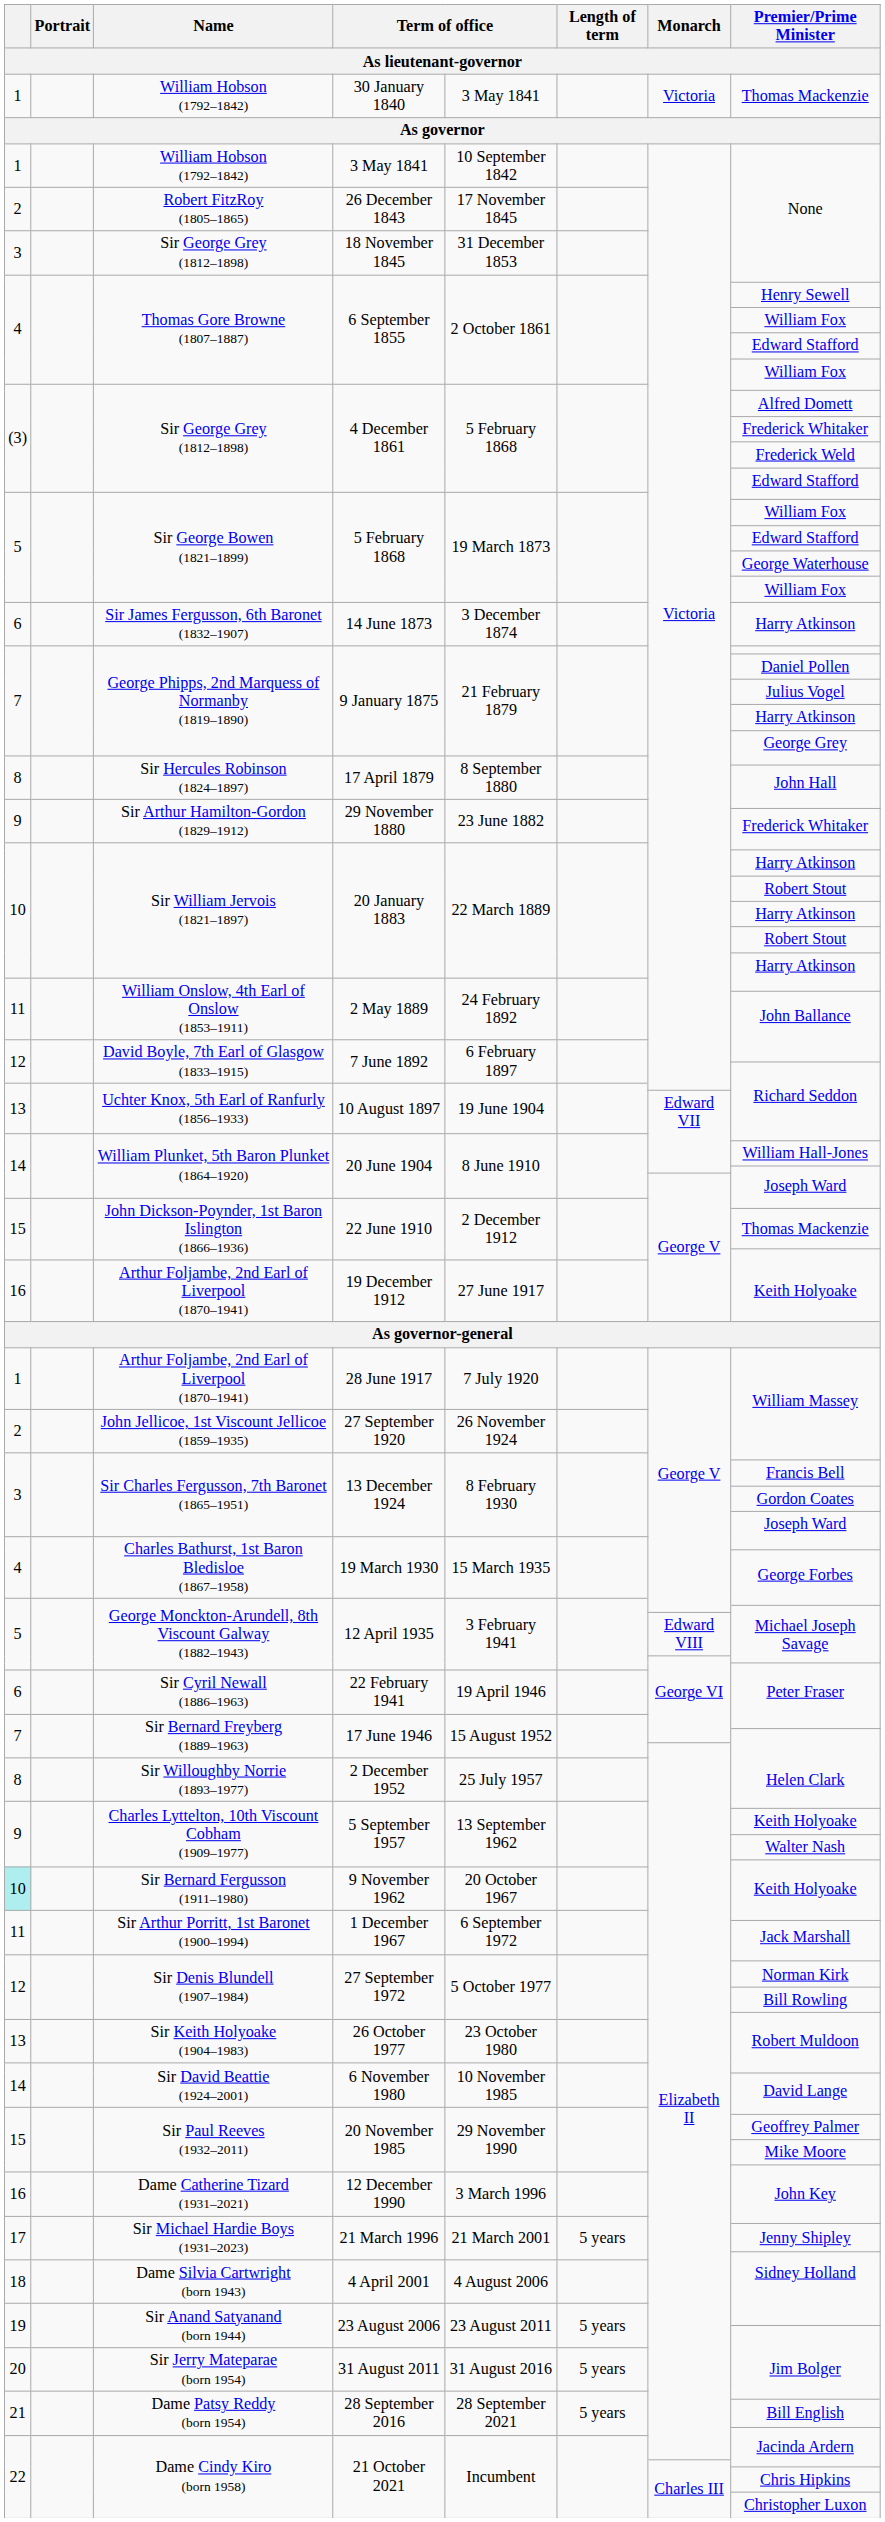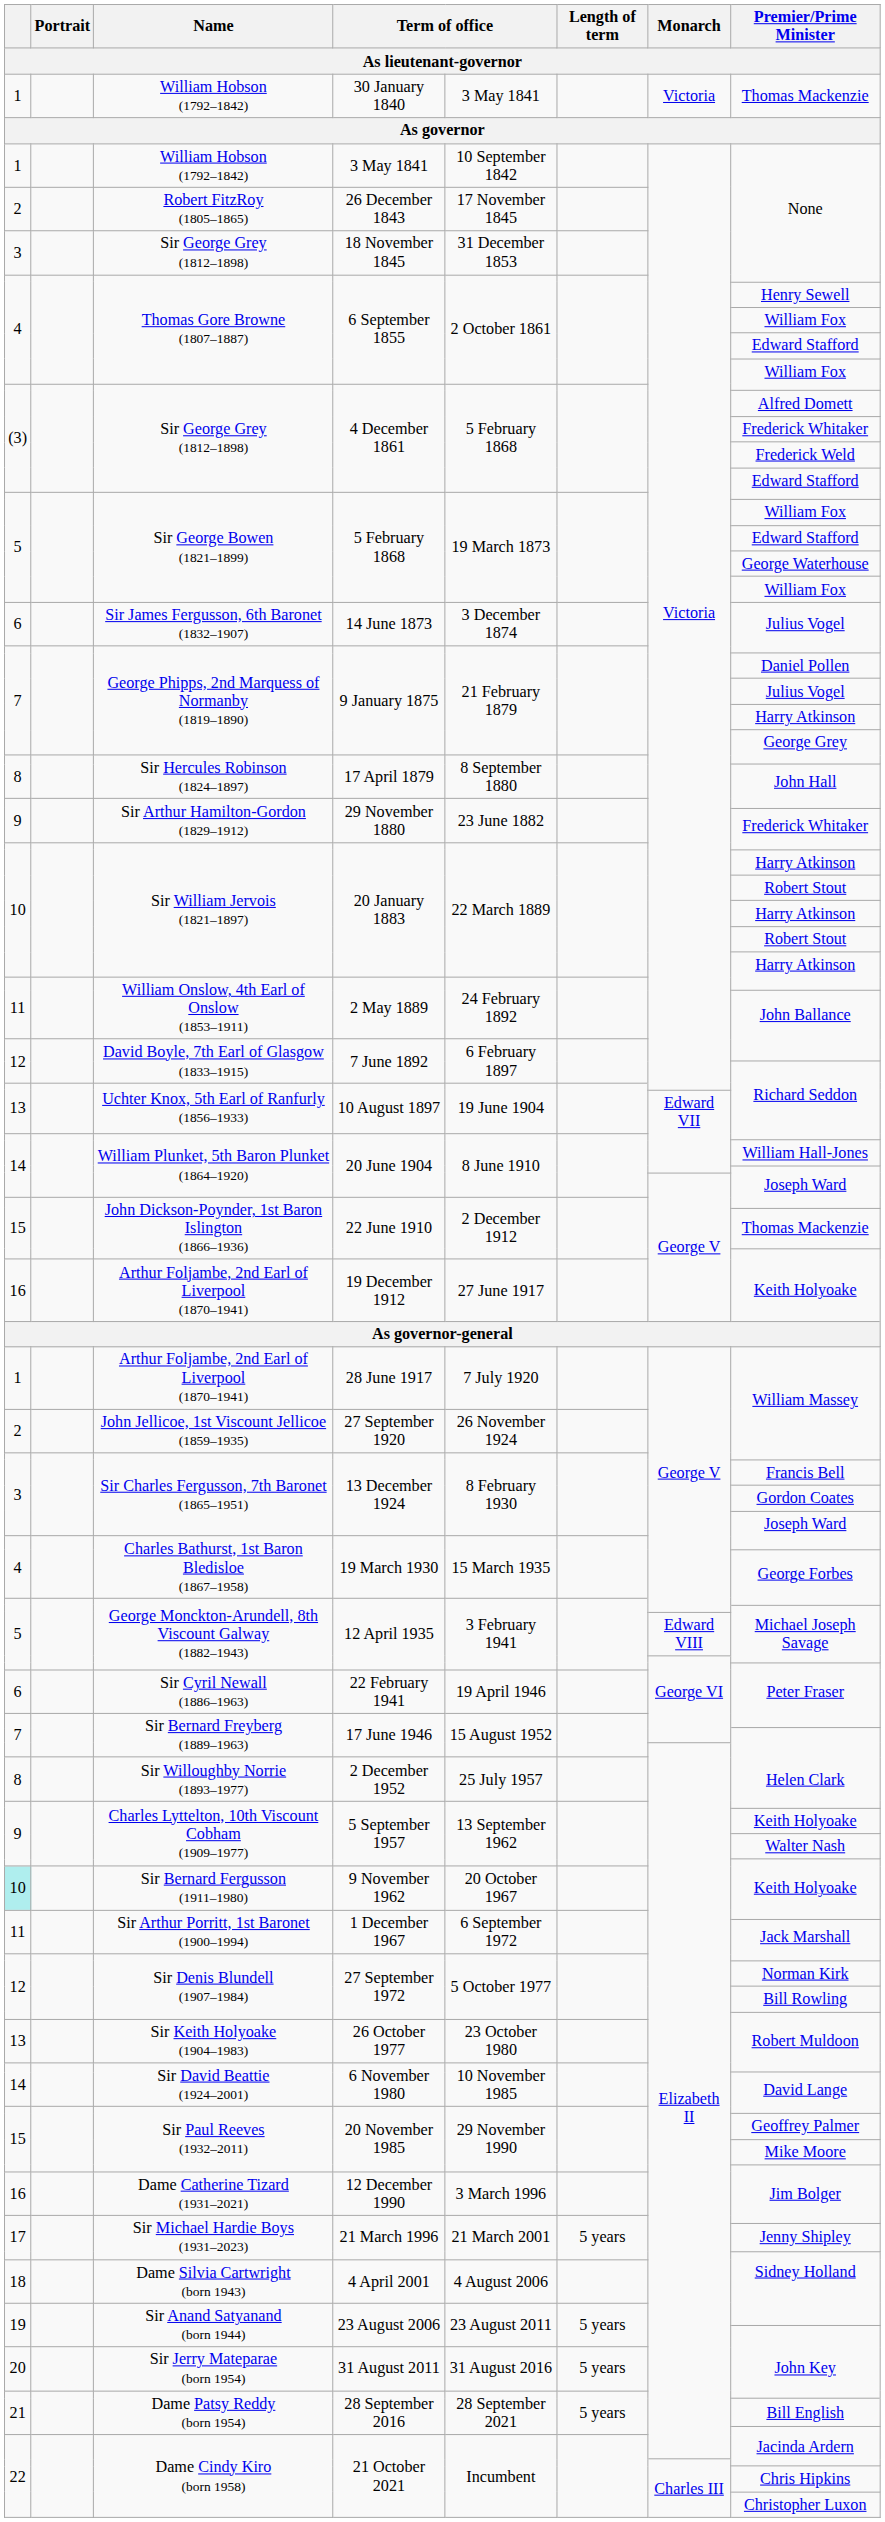(805, 624) Harry Atkinson -> (805, 624) Julius Vogel
(805, 2194) John Key -> (805, 2193) Jim Bolger
(805, 2369) Jim Bolger -> (805, 2368) John Key
